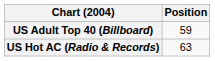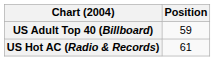(186, 47) 63 -> (186, 47) 61
